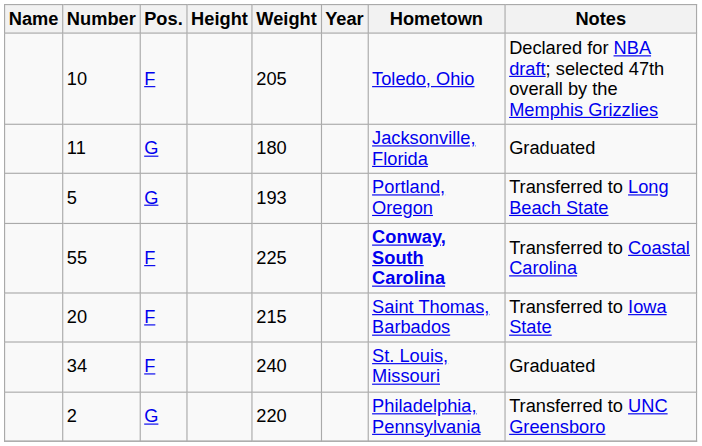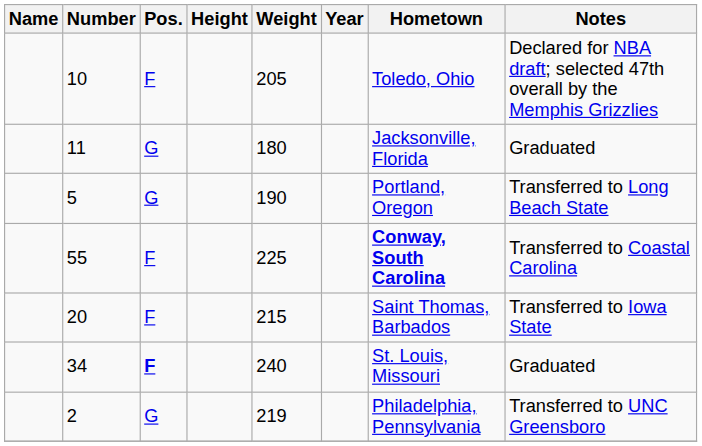(271, 198) 193 -> (271, 198) 190
(150, 366) normal -> (150, 366) bold
(271, 416) 220 -> (271, 416) 219
